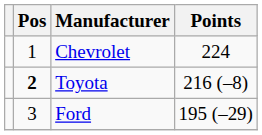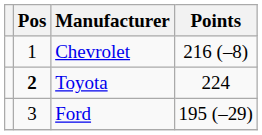(216, 51) 224 -> (216, 51) 216 (–8)
(216, 83) 216 (–8) -> (216, 83) 224
